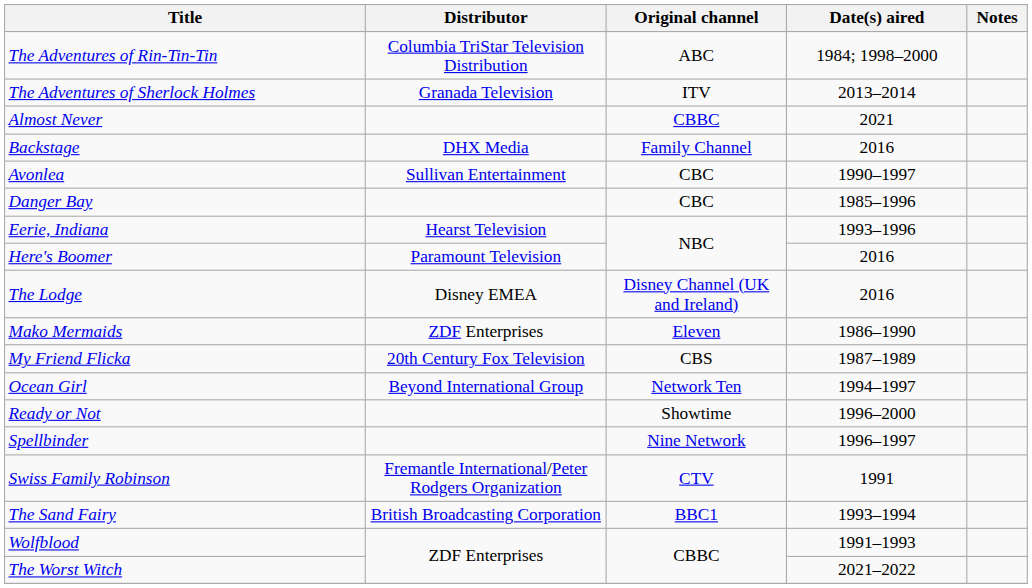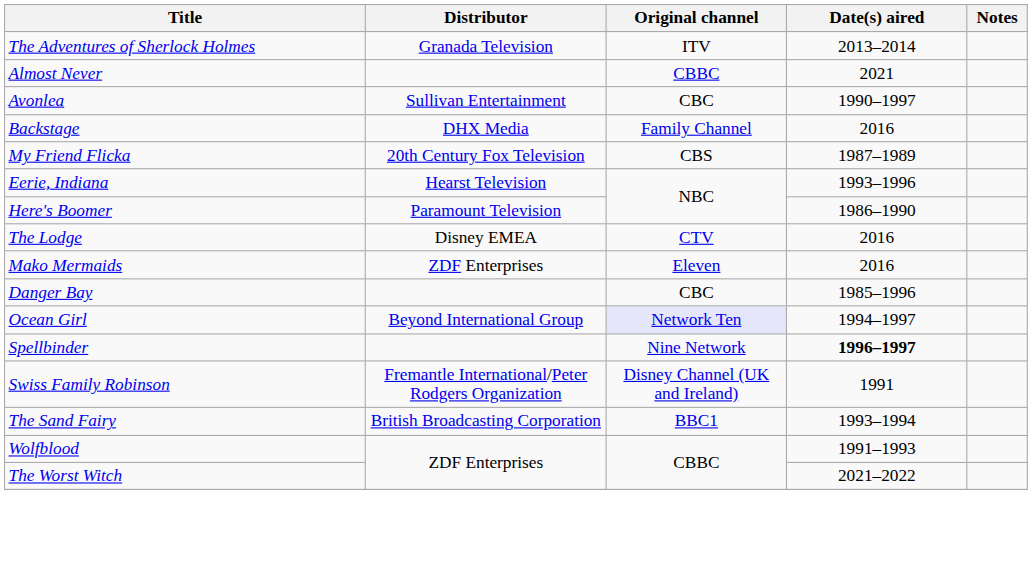- row: (113, 55)
rows swapped: (36, 174) <-> (44, 147)
rows swapped: (51, 202) <-> (69, 358)
(877, 256) 2016 -> (877, 210) 1986–1990
(696, 294) Disney Channel (UK and Ireland) -> (696, 237) CTV
(877, 331) 1986–1990 -> (877, 264) 2016
(696, 385) no background -> (696, 319) lavender background
- row: (55, 413)
(877, 440) normal -> (877, 347) bold
(696, 477) CTV -> (696, 384) Disney Channel (UK and Ireland)
